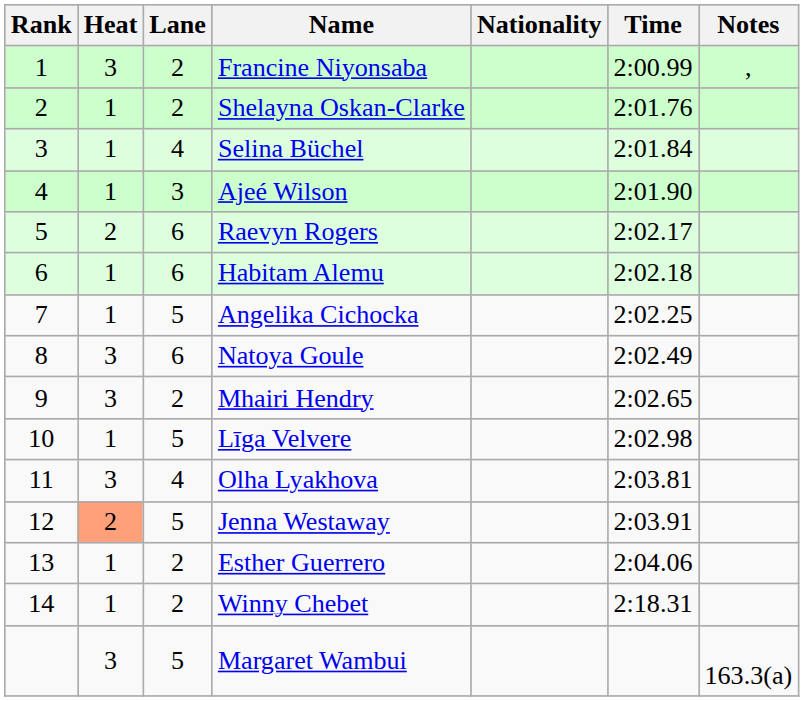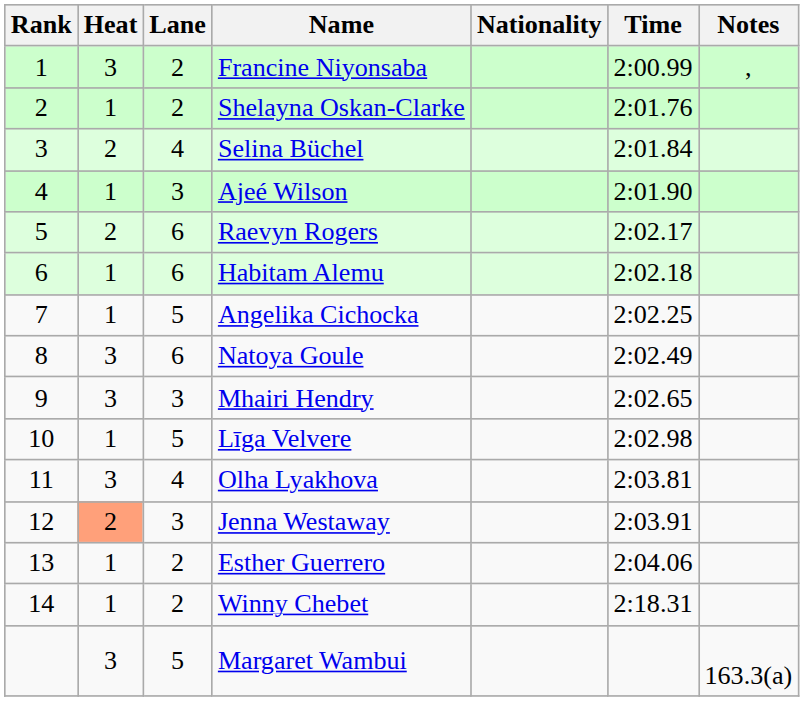(111, 149) 1 -> (111, 149) 2
(178, 397) 2 -> (178, 397) 3
(178, 521) 5 -> (178, 521) 3
